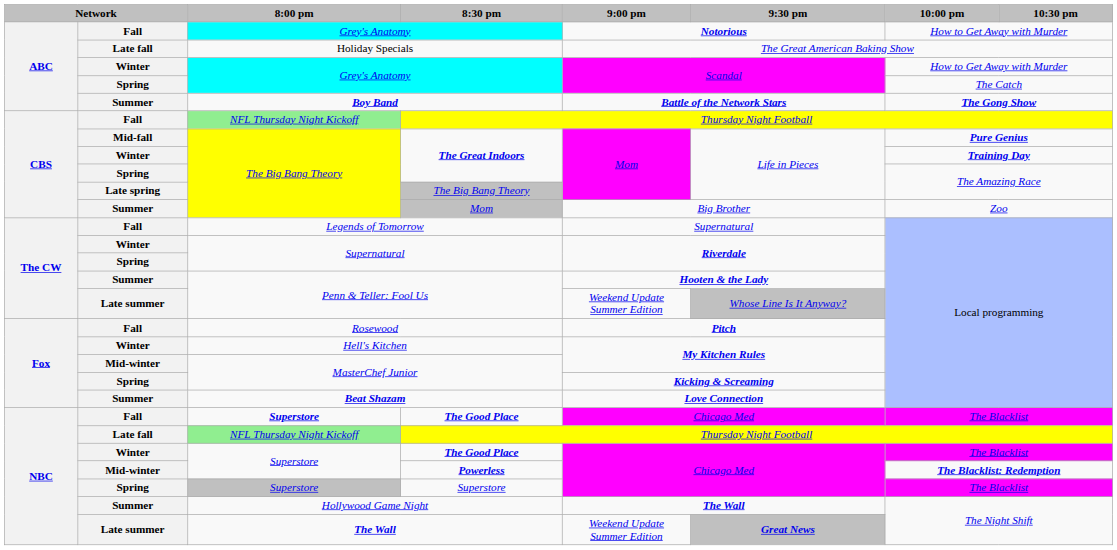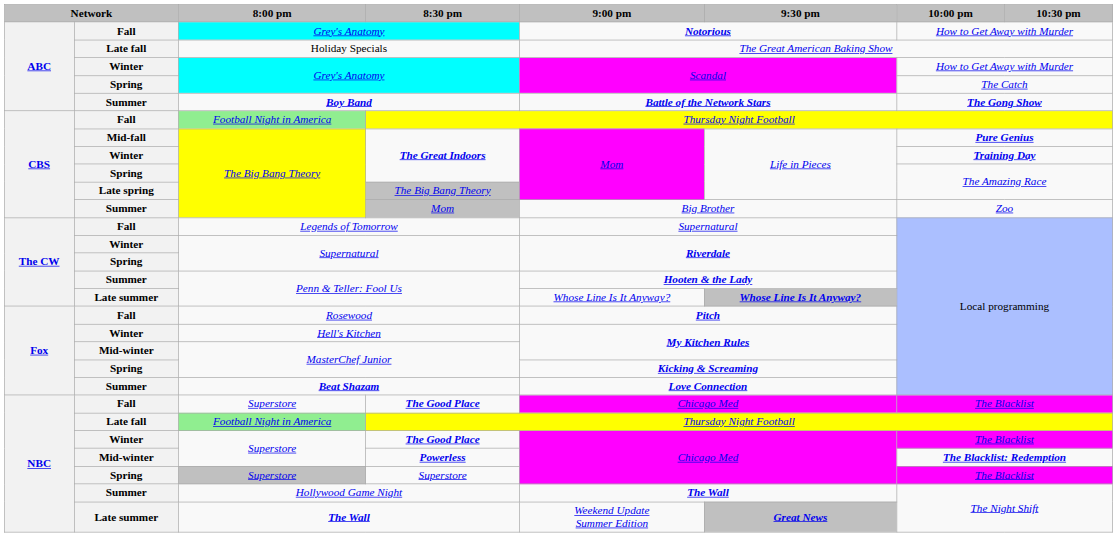(294, 119) NFL Thursday Night Kickoff -> (272, 119) Football Night in America
(626, 303) Weekend Update Summer Edition -> (612, 297) Whose Line Is It Anyway?
(788, 303) normal -> (800, 297) bold
(294, 416) bold -> (272, 404) normal
(294, 434) NFL Thursday Night Kickoff -> (272, 421) Football Night in America
